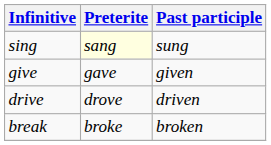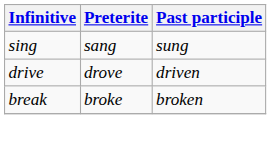(100, 45) lightyellow background -> (100, 45) no background
- row: (23, 72)
